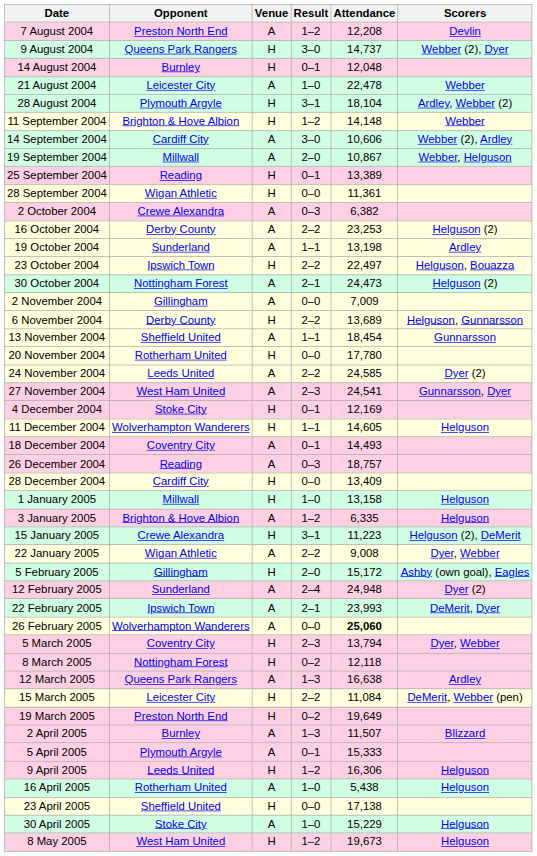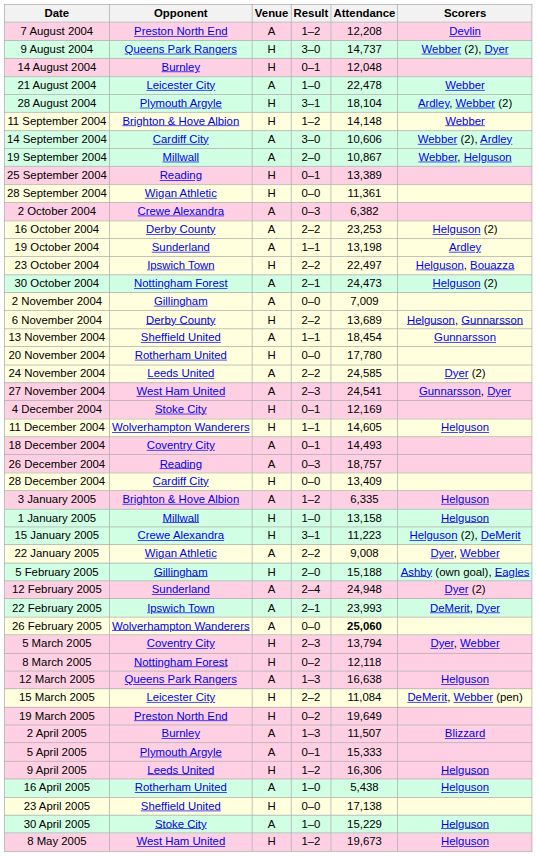rows swapped: (57, 499) <-> (57, 517)
(364, 572) 15,172 -> (364, 572) 15,188
(465, 680) Ardley -> (465, 680) Helguson
